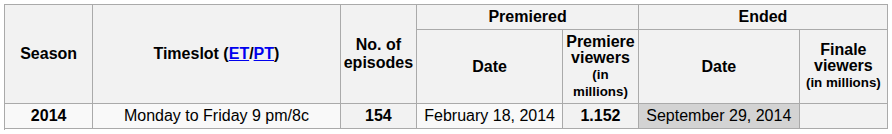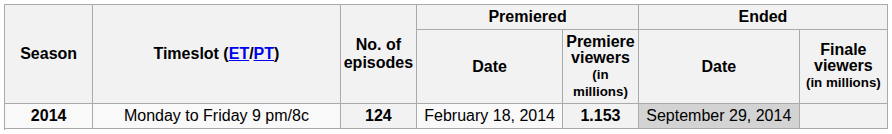(378, 115) 154 -> (378, 115) 124
(600, 115) 1.152 -> (600, 115) 1.153
